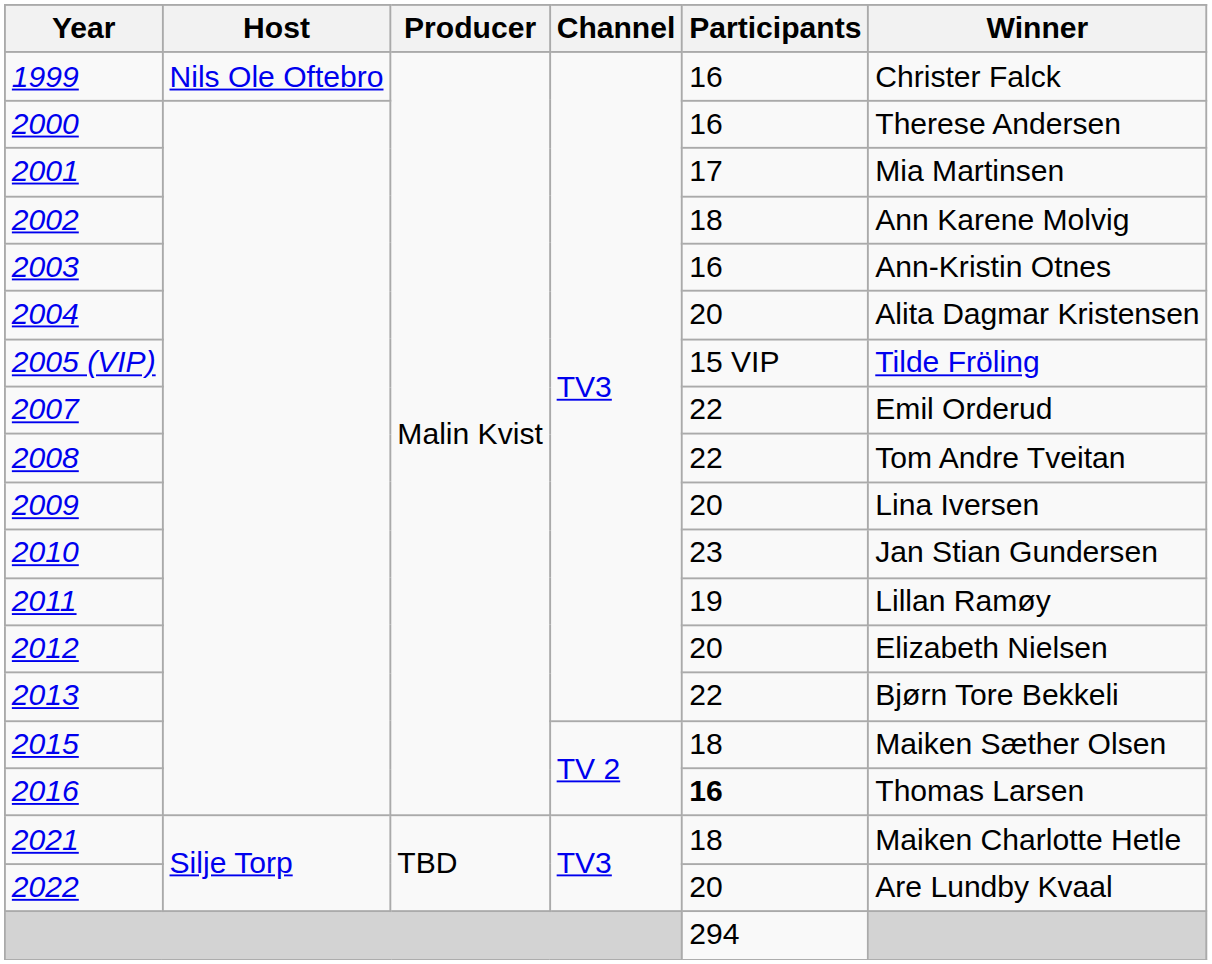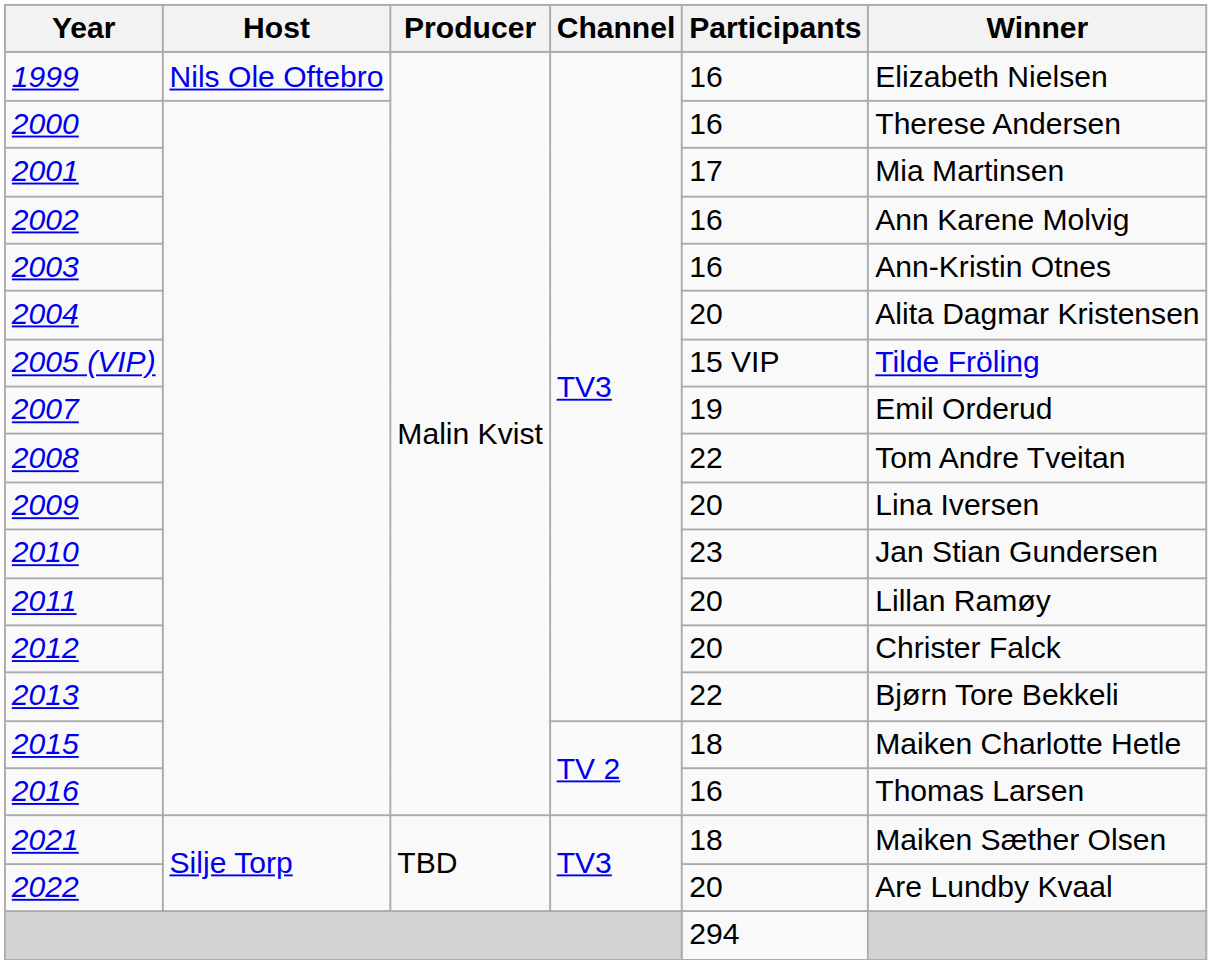(968, 76) Christer Falck -> (991, 76) Elizabeth Nielsen
(706, 219) 18 -> (706, 219) 16
(706, 409) 22 -> (706, 409) 19
(706, 600) 19 -> (706, 600) 20
(991, 648) Elizabeth Nielsen -> (968, 648) Christer Falck
(1021, 743) Maiken Sæther Olsen -> (1028, 743) Maiken Charlotte Hetle
(706, 791) bold -> (706, 791) normal
(1028, 839) Maiken Charlotte Hetle -> (1021, 839) Maiken Sæther Olsen
